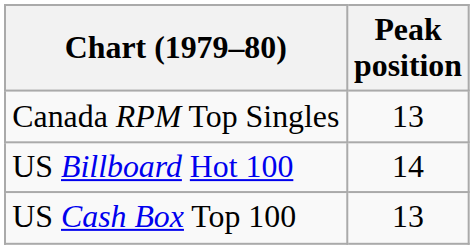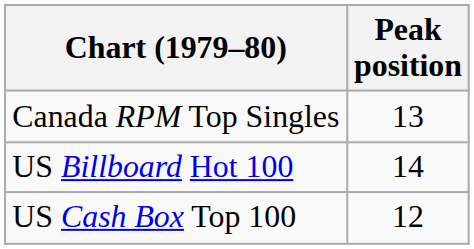(408, 217) 13 -> (408, 217) 12
